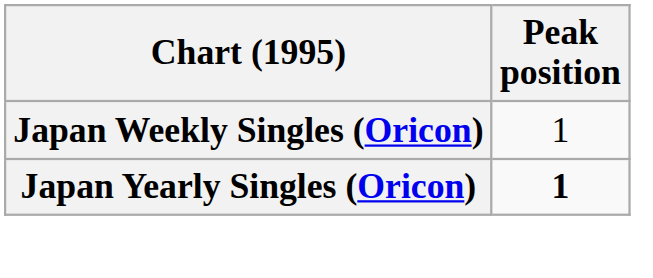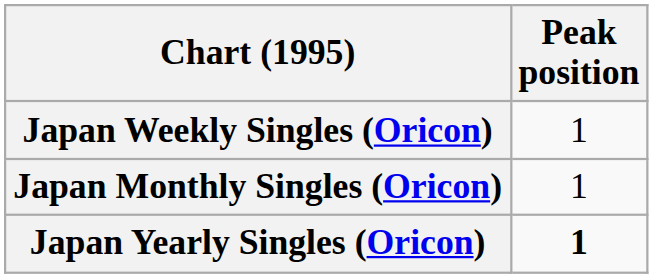+ row: (258, 186)
